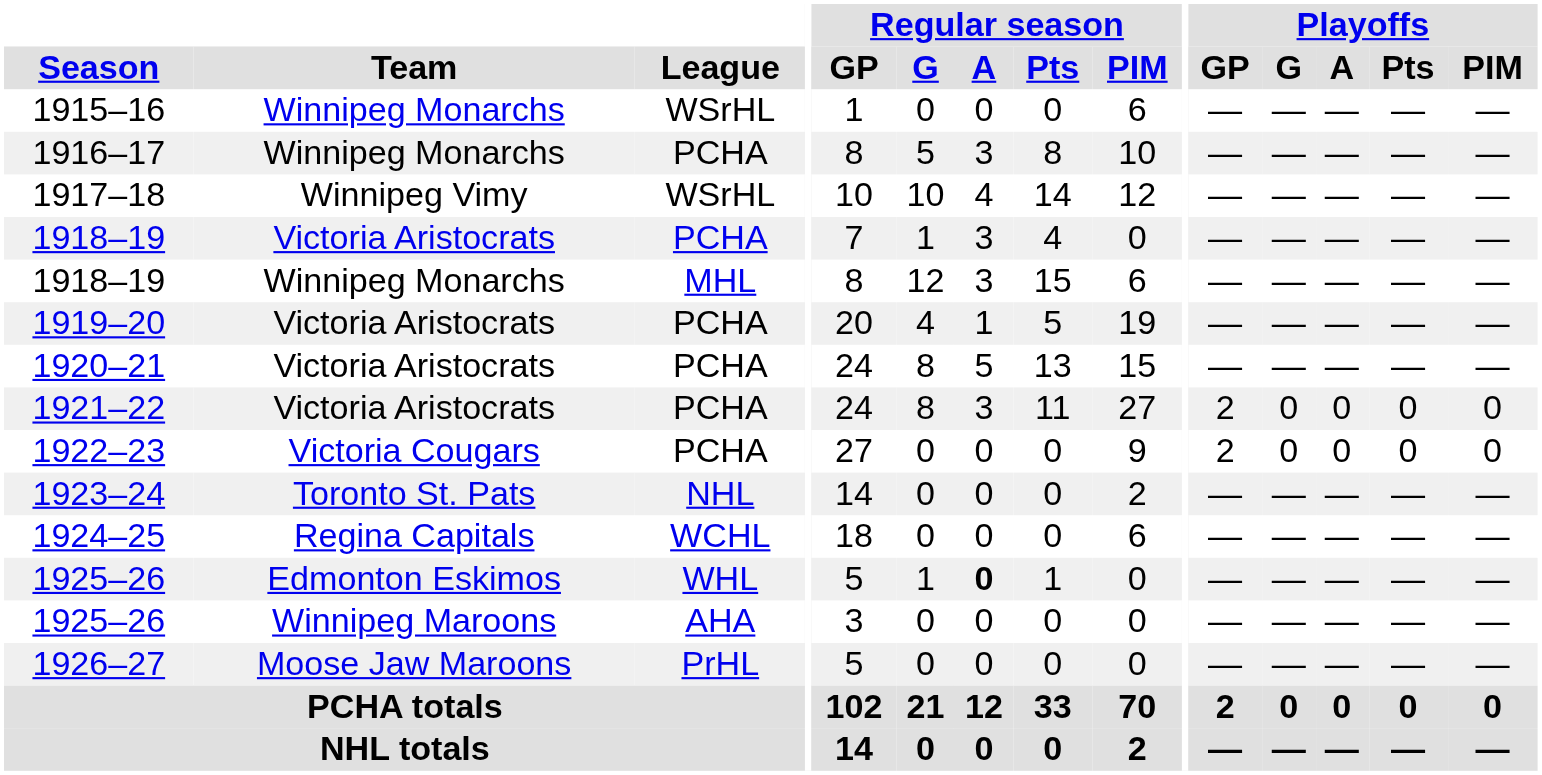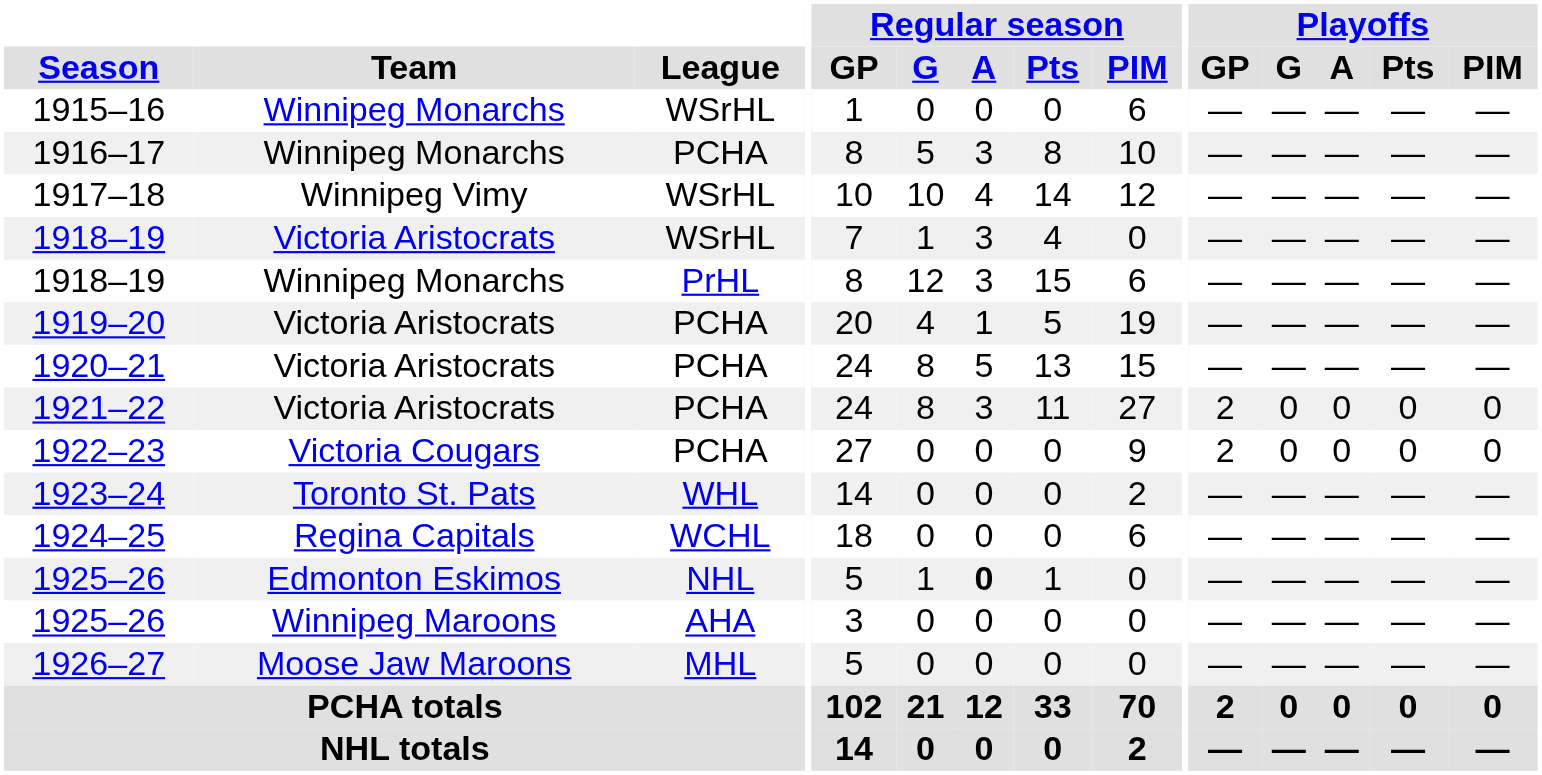(720, 237) PCHA -> (720, 237) WSrHL
(720, 280) MHL -> (720, 280) PrHL
(720, 493) NHL -> (720, 493) WHL
(720, 578) WHL -> (720, 578) NHL
(720, 663) PrHL -> (720, 663) MHL
